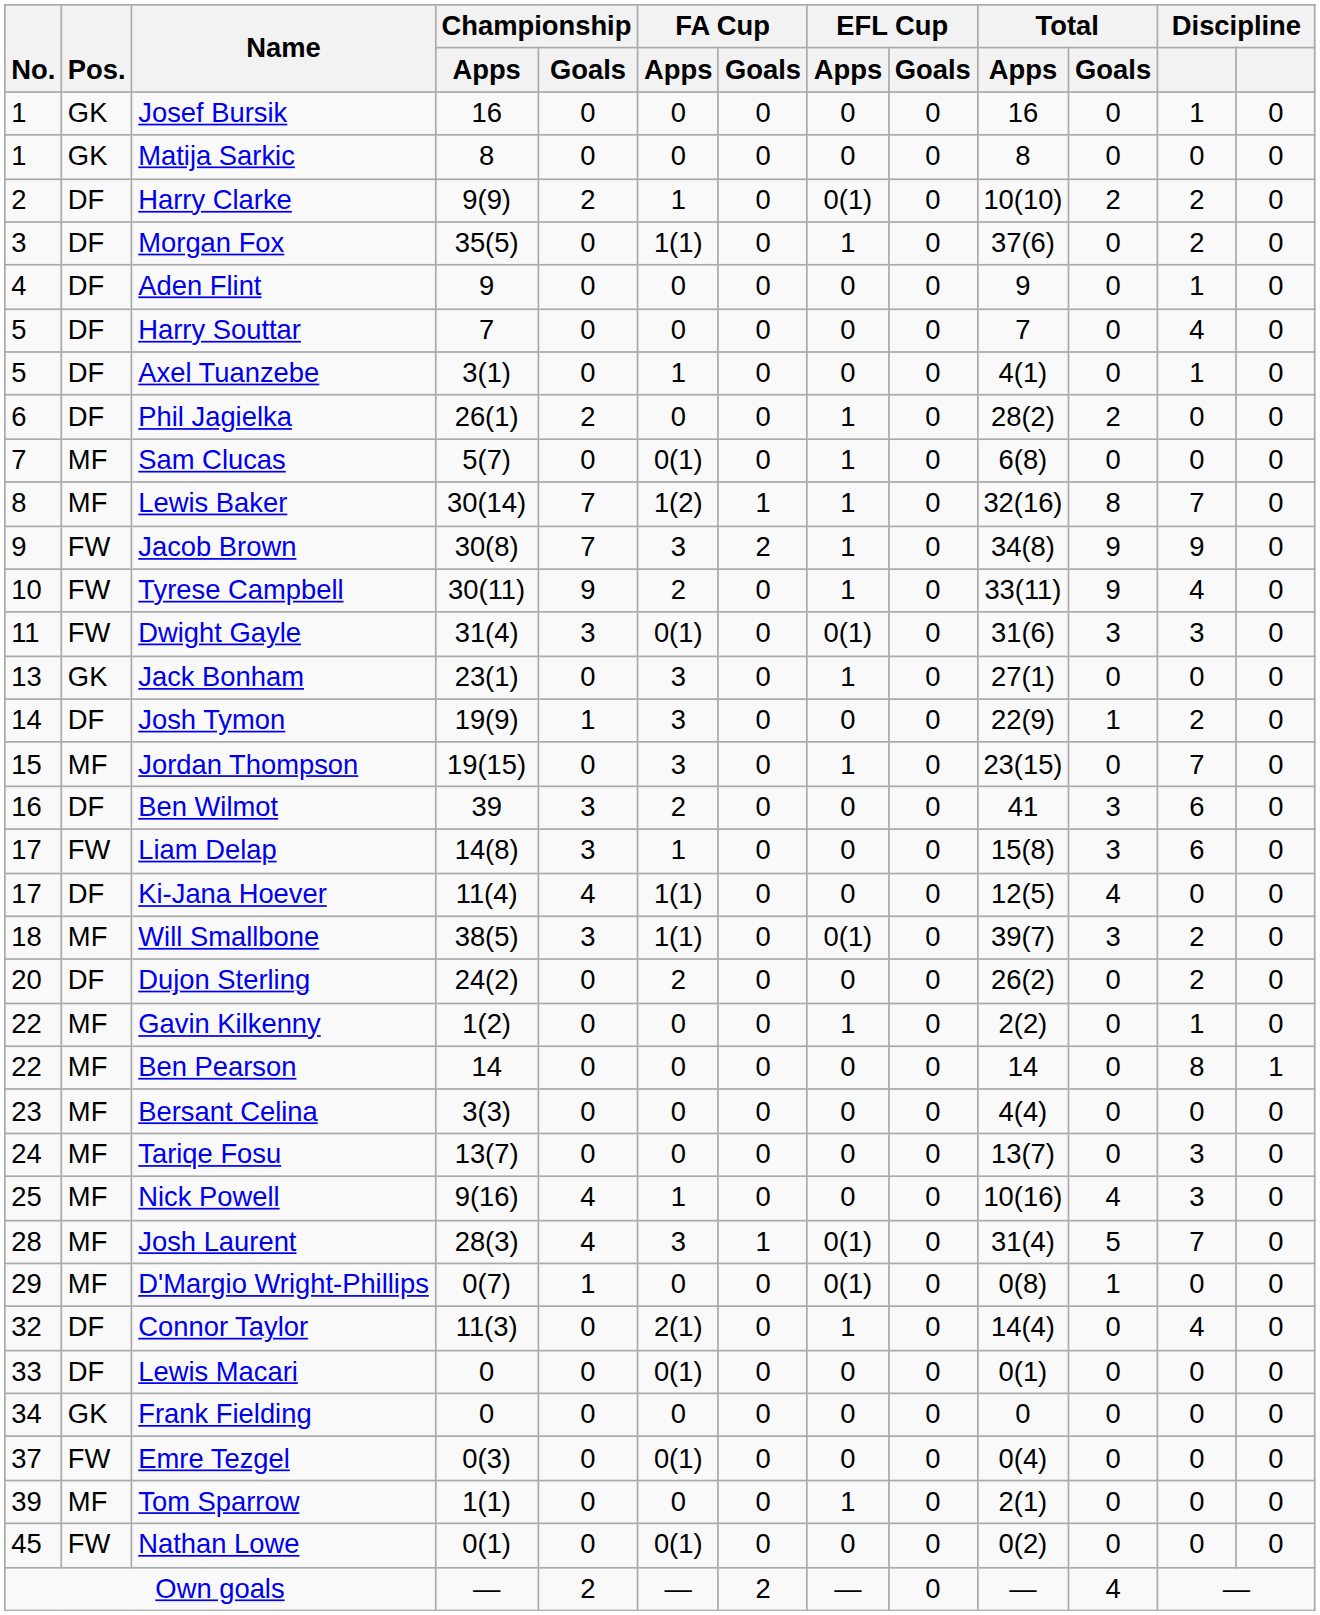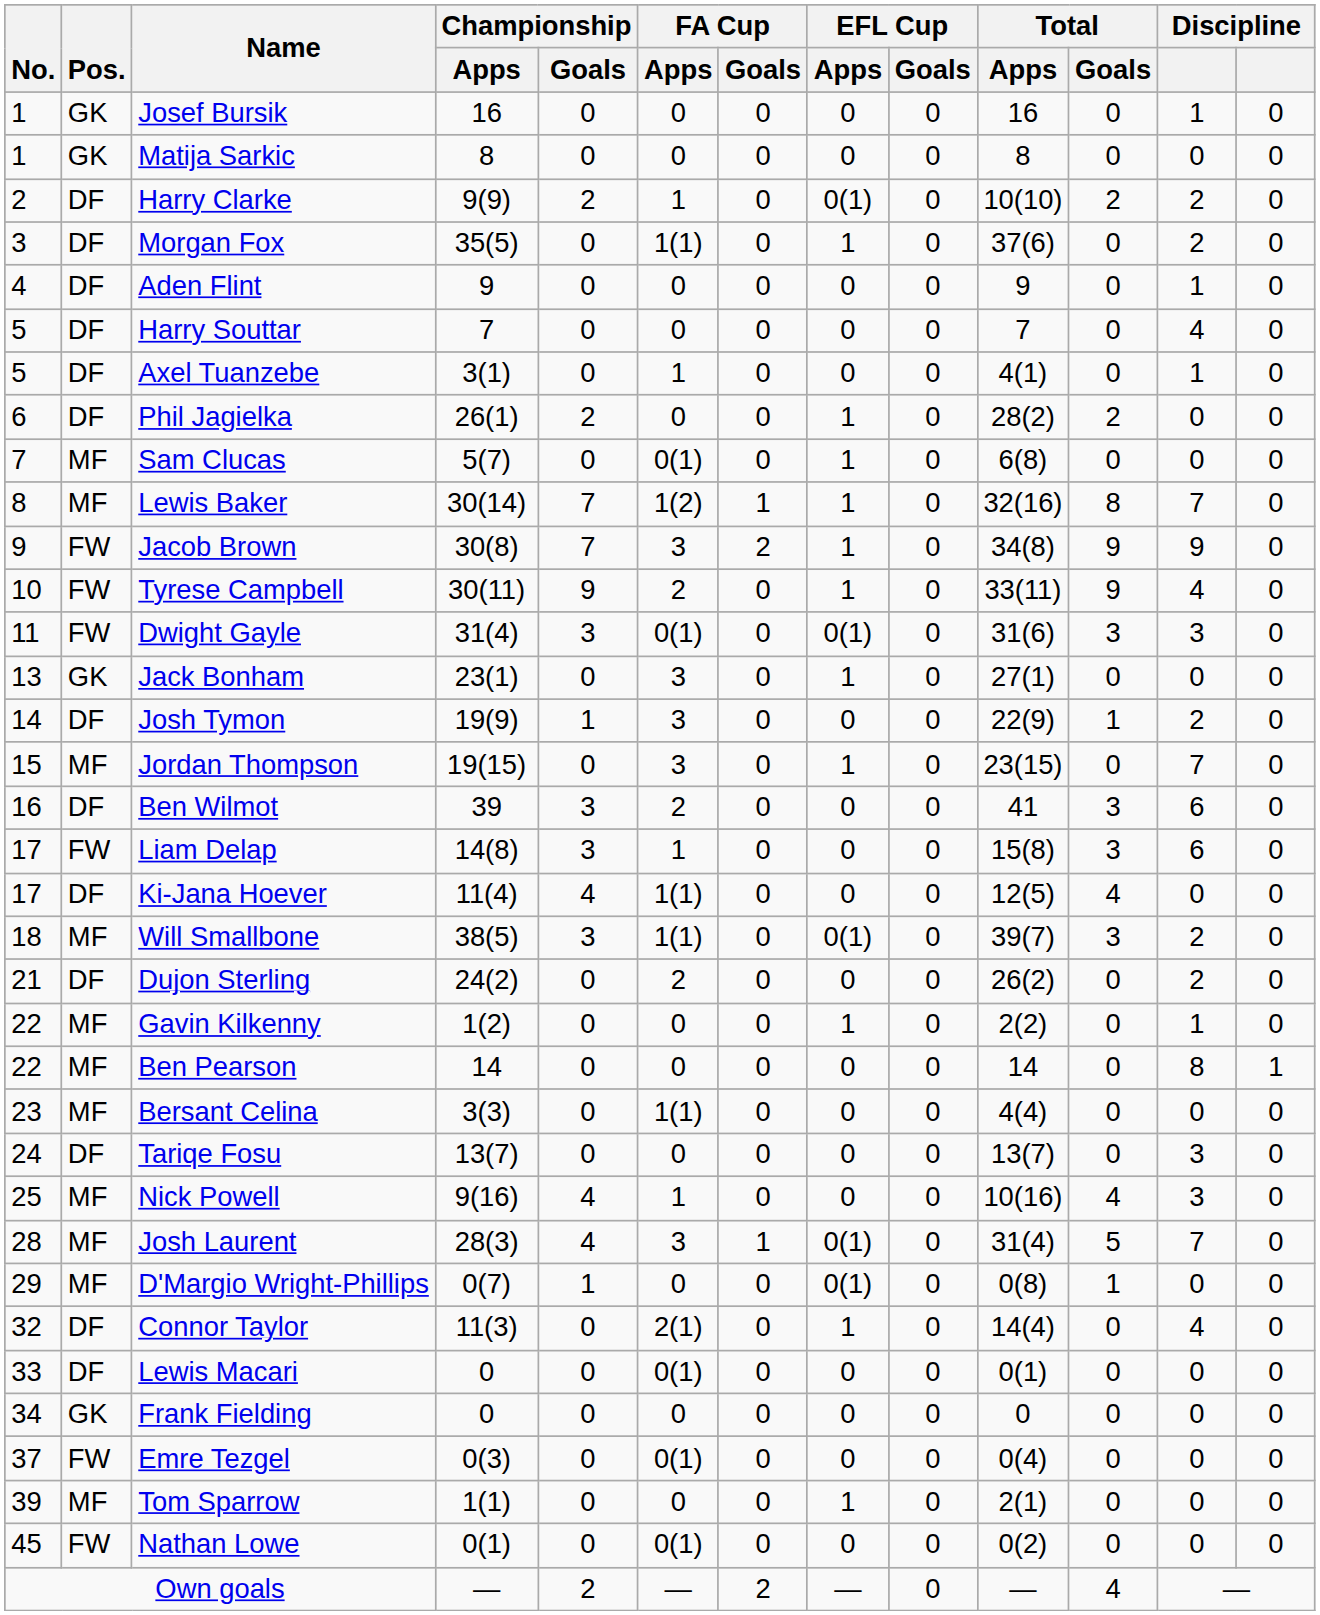(26, 980) 20 -> (26, 980) 21
(678, 1110) 0 -> (678, 1110) 1(1)
(88, 1154) MF -> (86, 1154) DF
